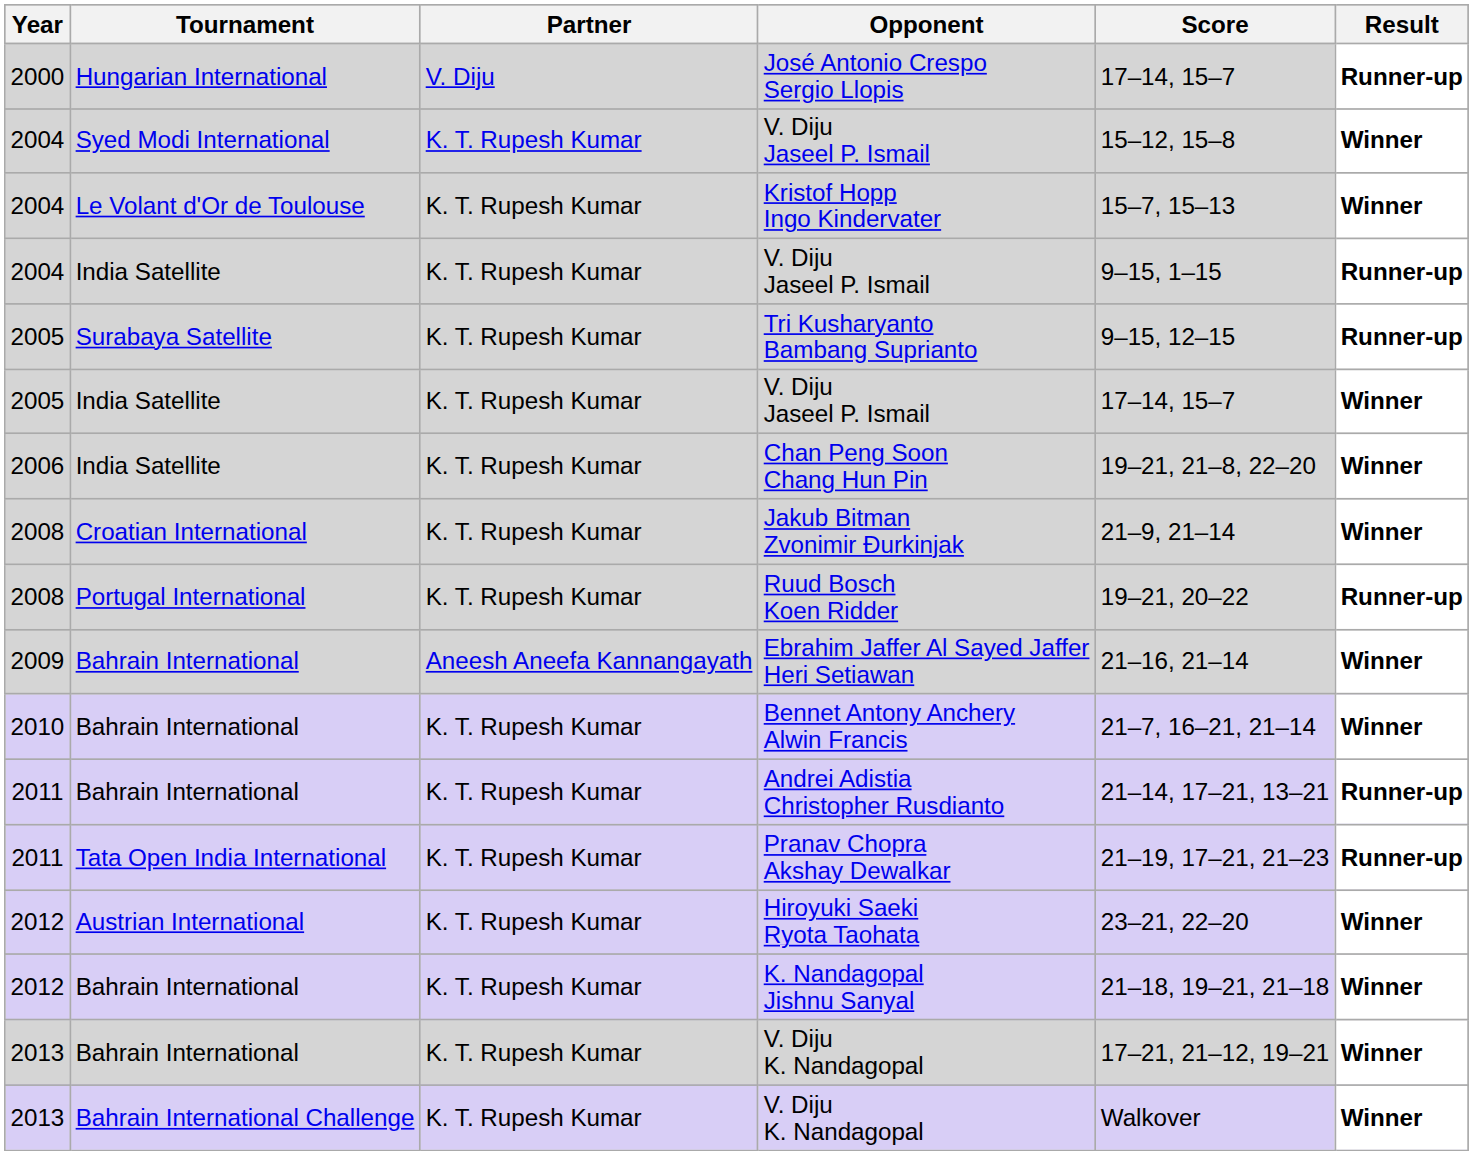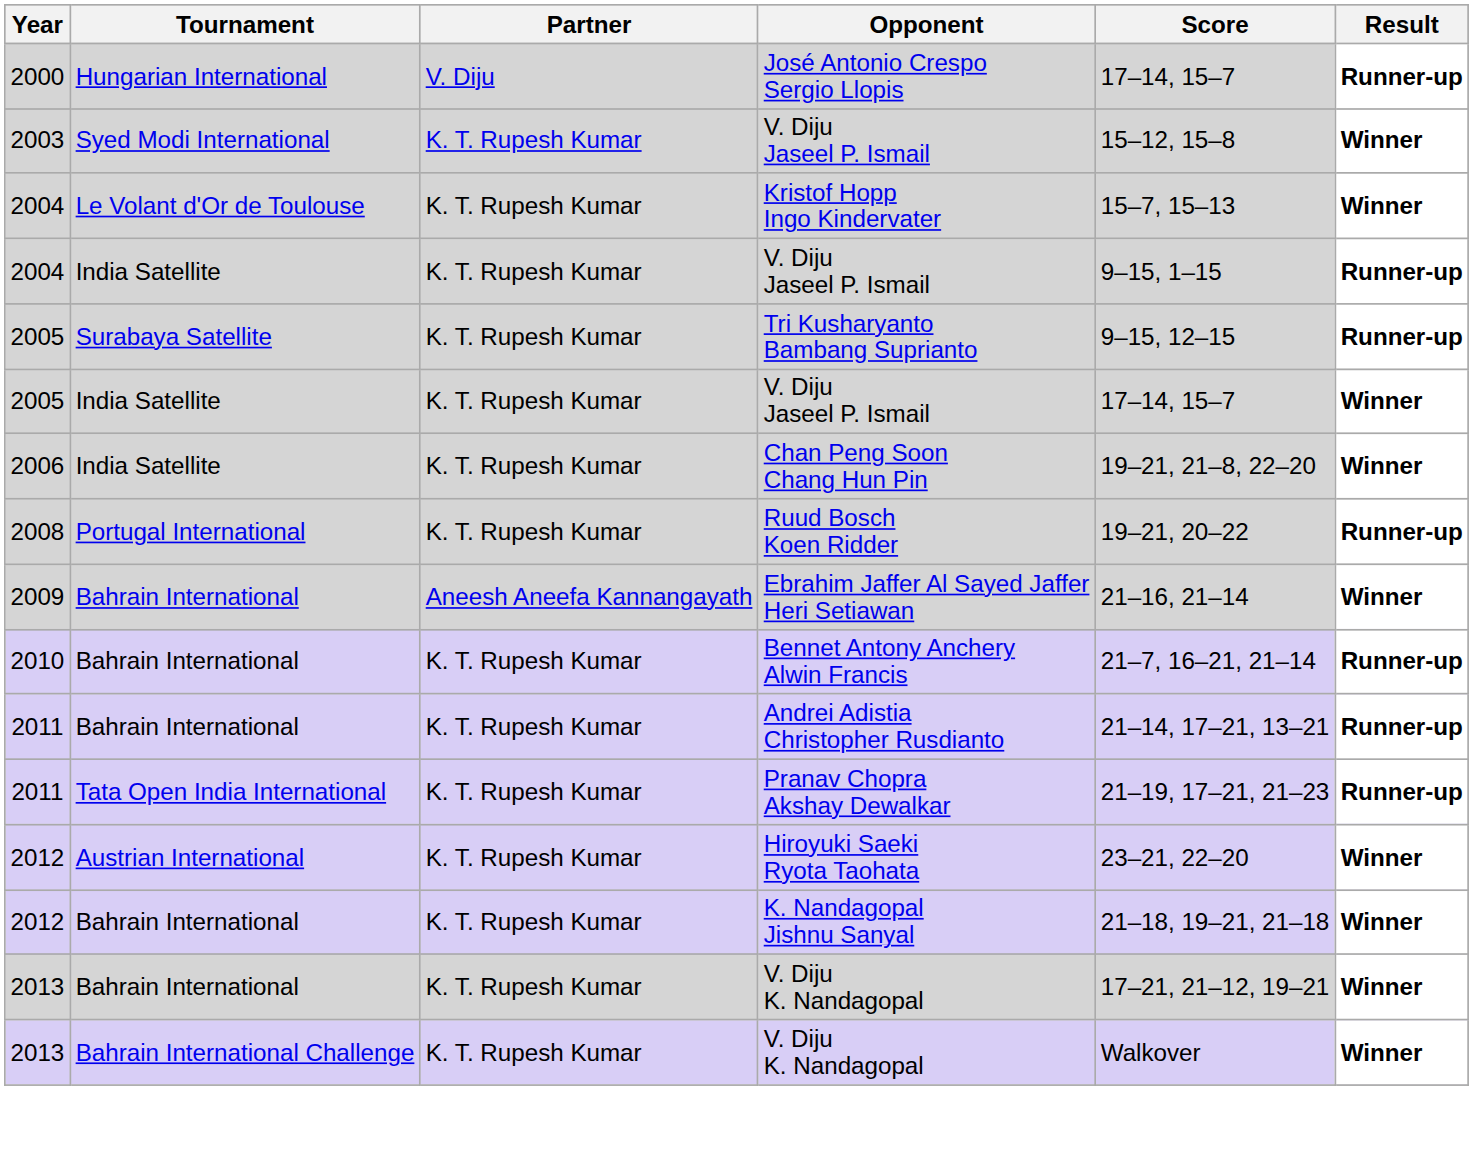(37, 141) 2004 -> (37, 141) 2003
- row: (191, 532)
(1382, 727) Winner -> (1402, 662) Runner-up
